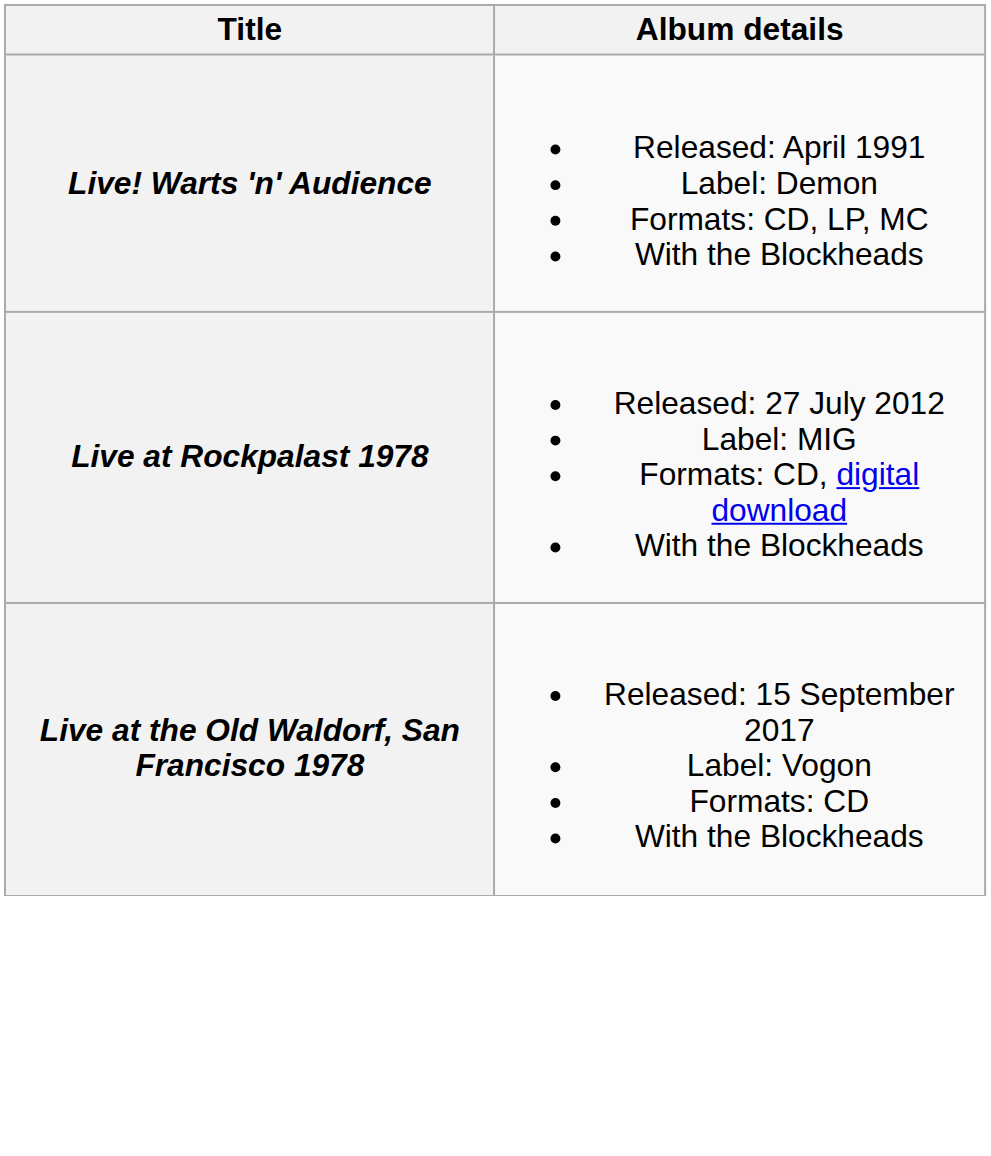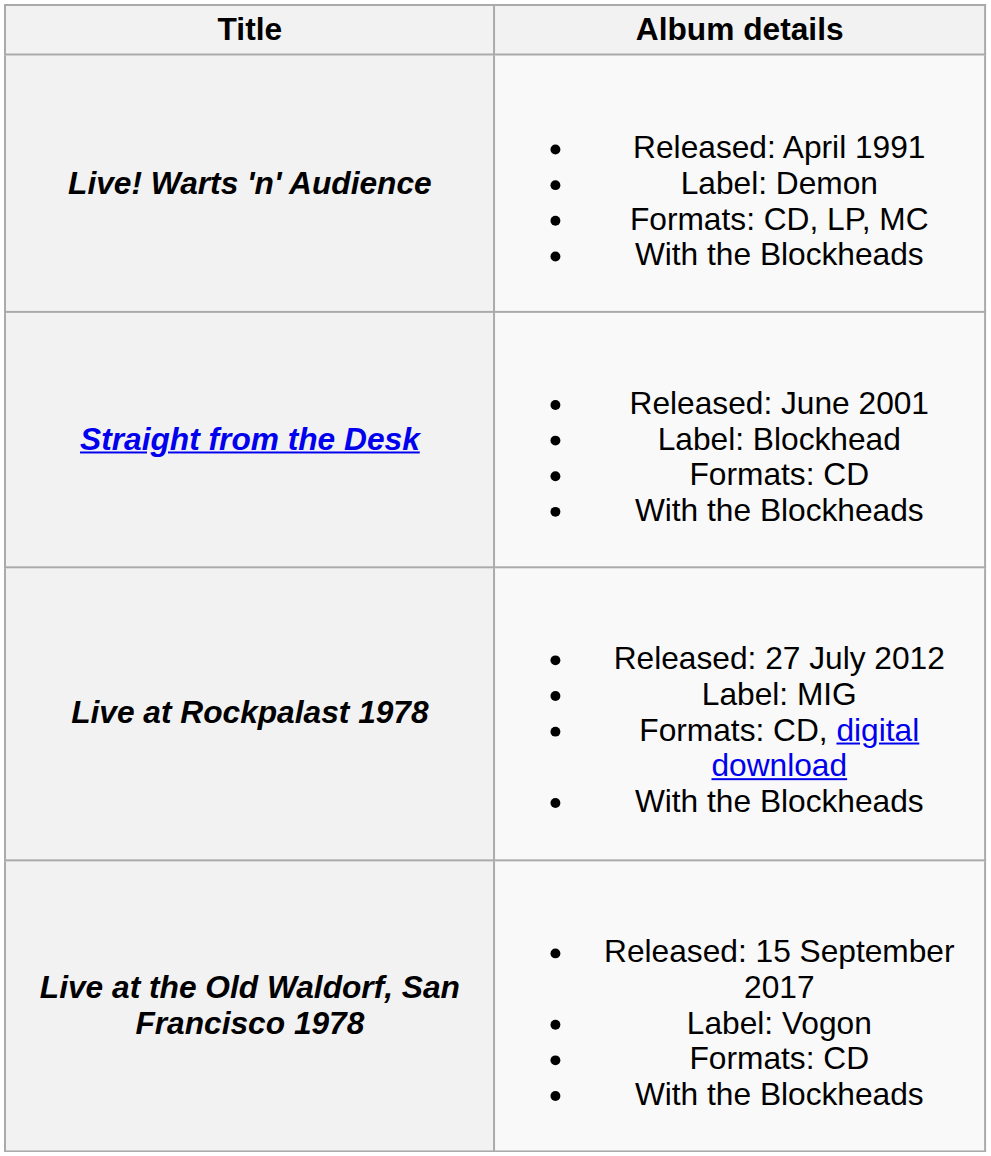+ row: (250, 438)
